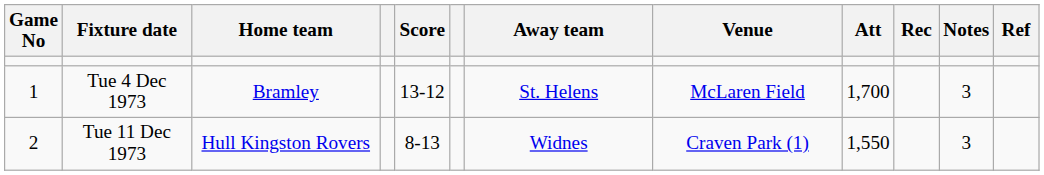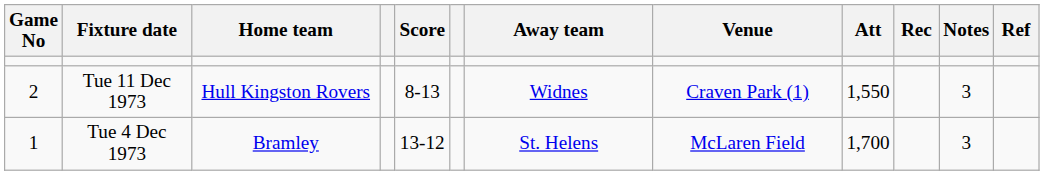rows swapped: (127, 91) <-> (127, 143)
